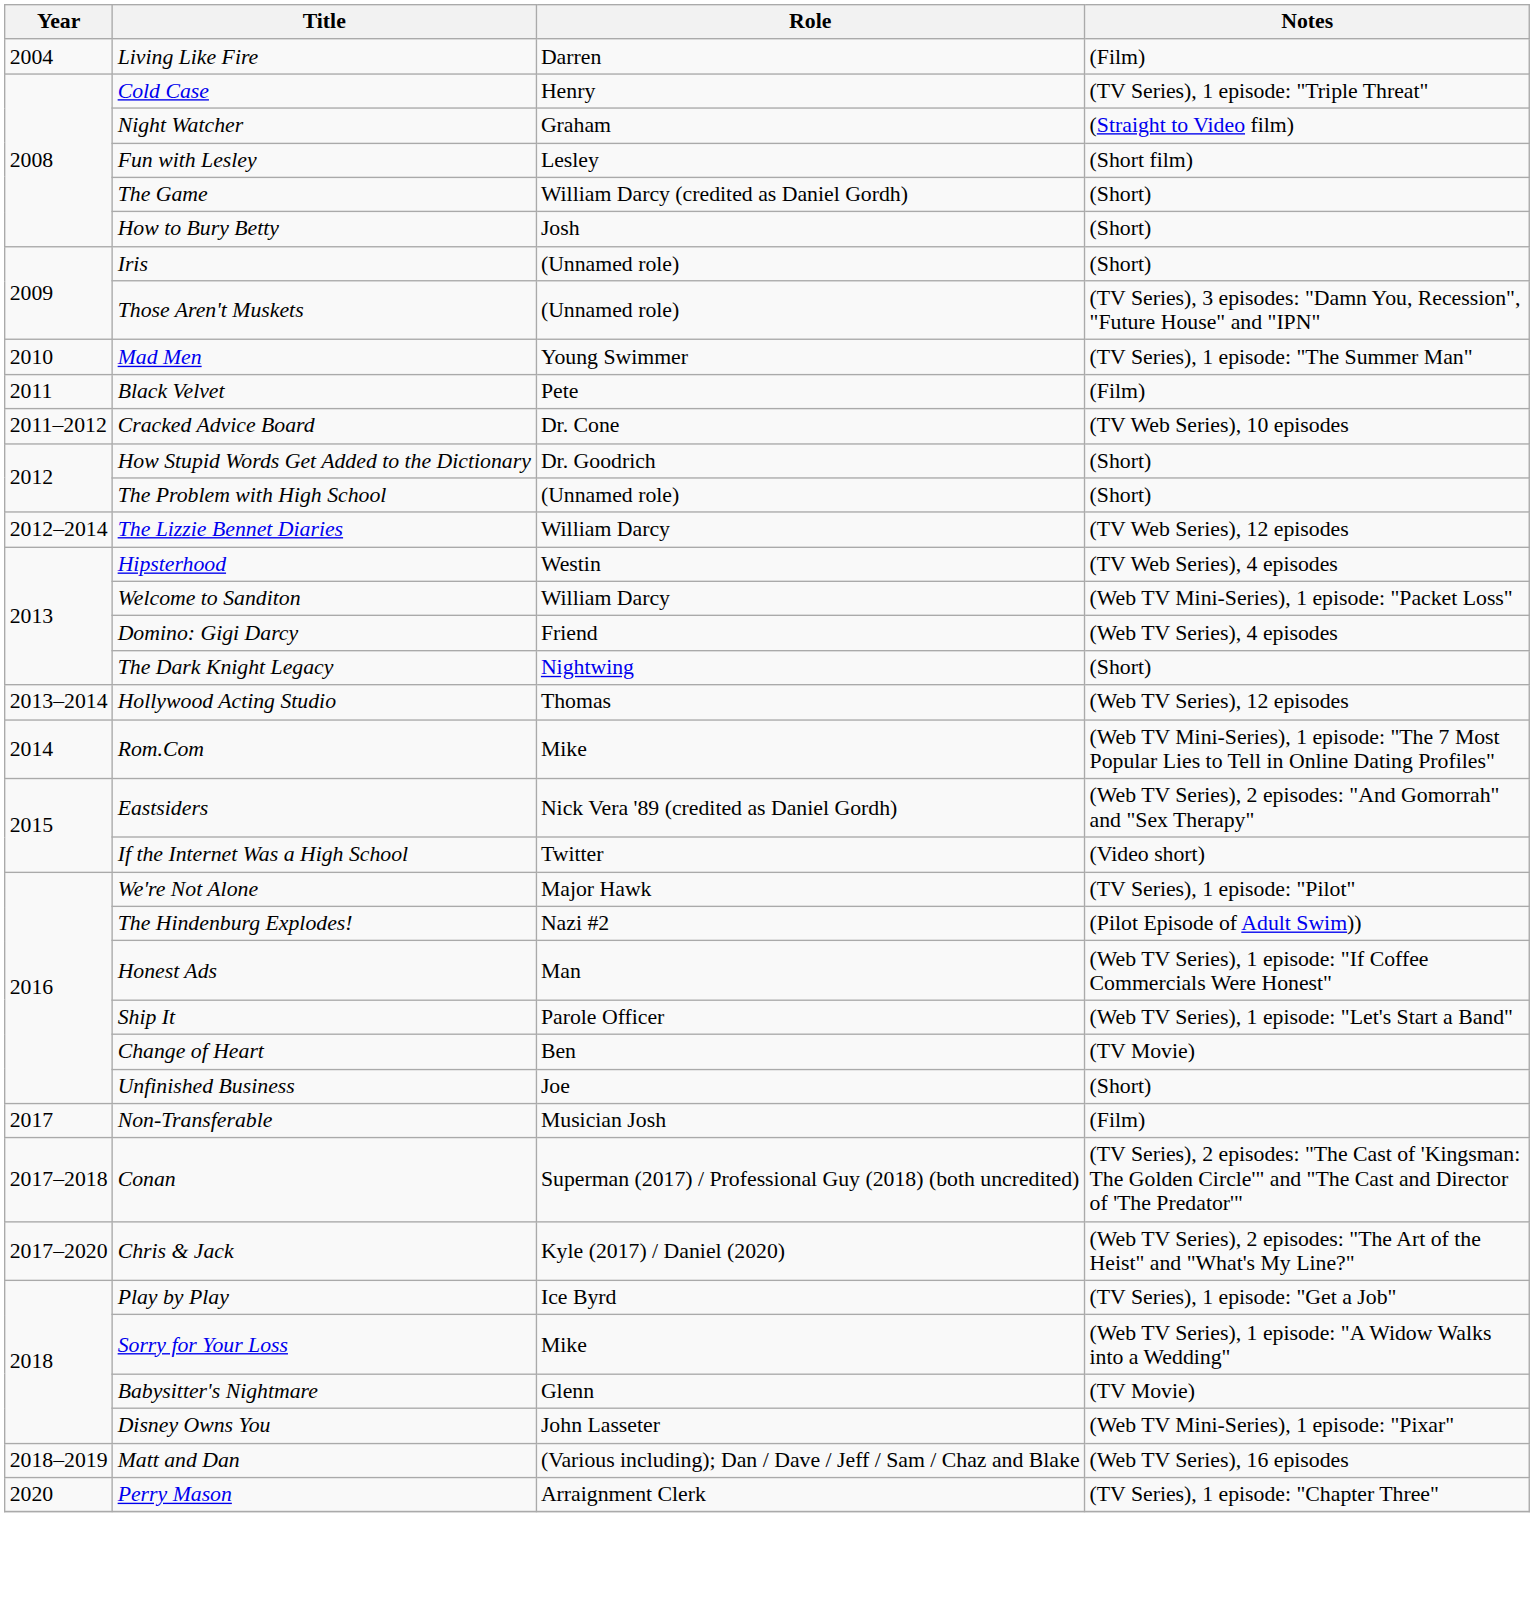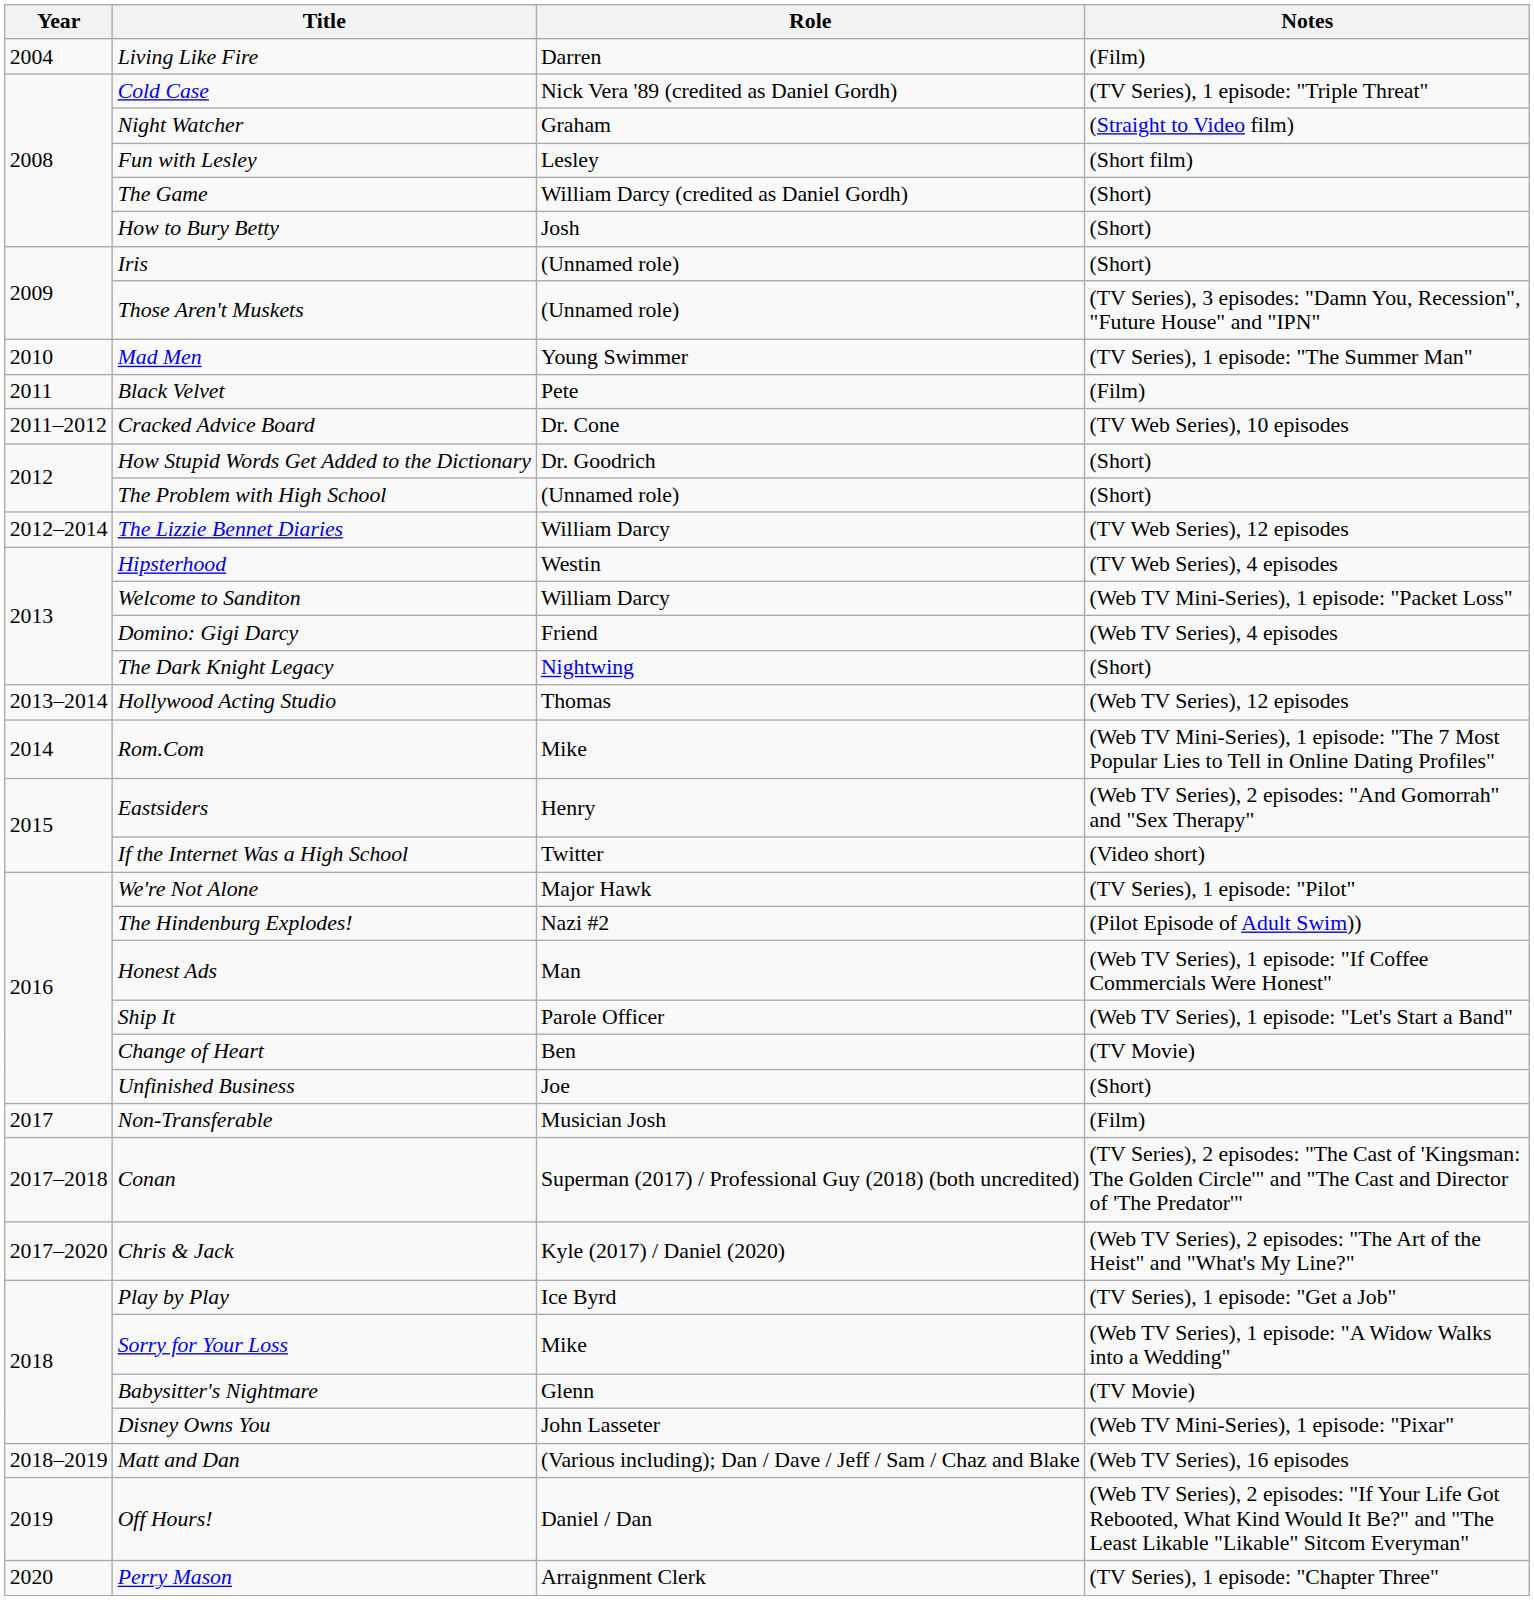(568, 90) Henry -> (719, 90) Nick Vera '89 (credited as Daniel Gordh)
(719, 807) Nick Vera '89 (credited as Daniel Gordh) -> (568, 807) Henry
+ row: (165, 1518)
